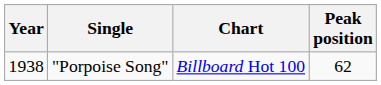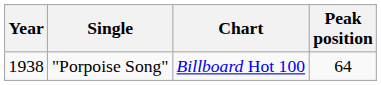(343, 66) 62 -> (343, 66) 64
